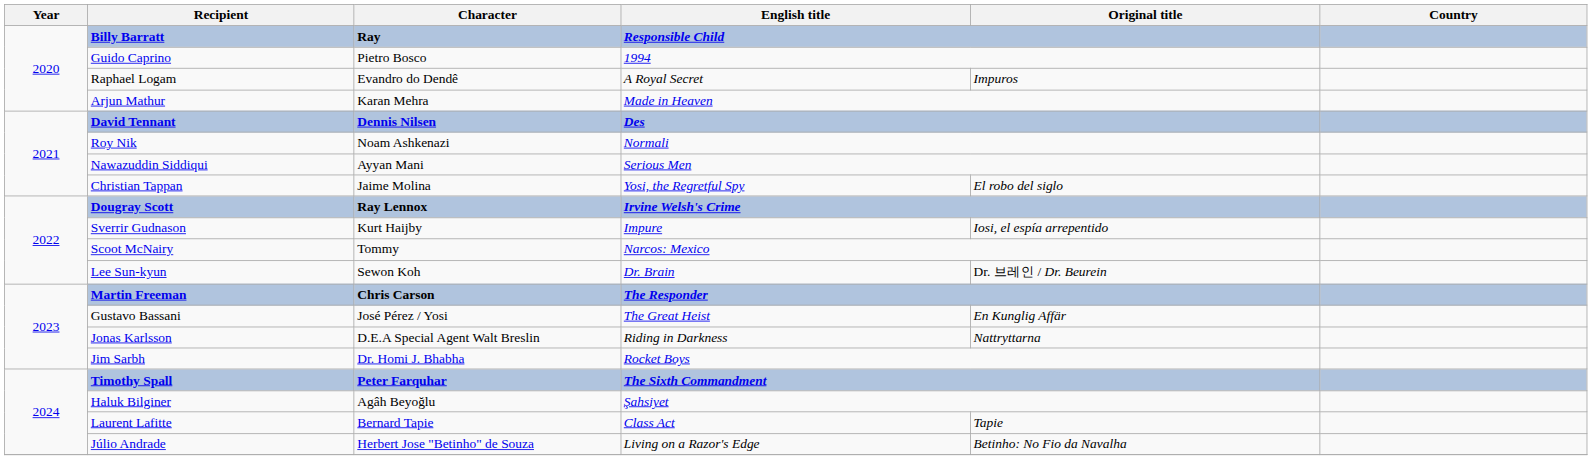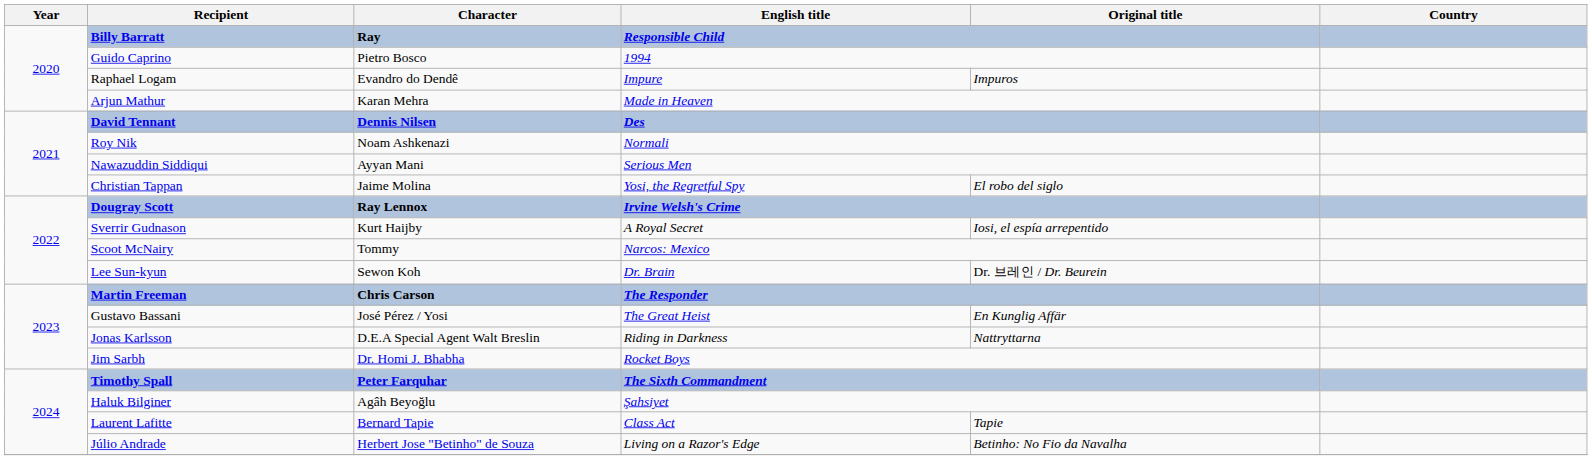(663, 79) A Royal Secret -> (643, 79) Impure
(643, 228) Impure -> (663, 228) A Royal Secret
